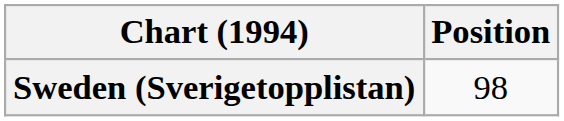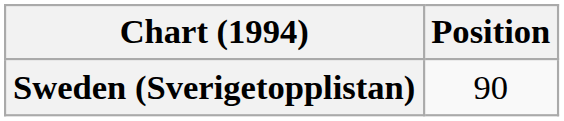(491, 86) 98 -> (491, 86) 90
